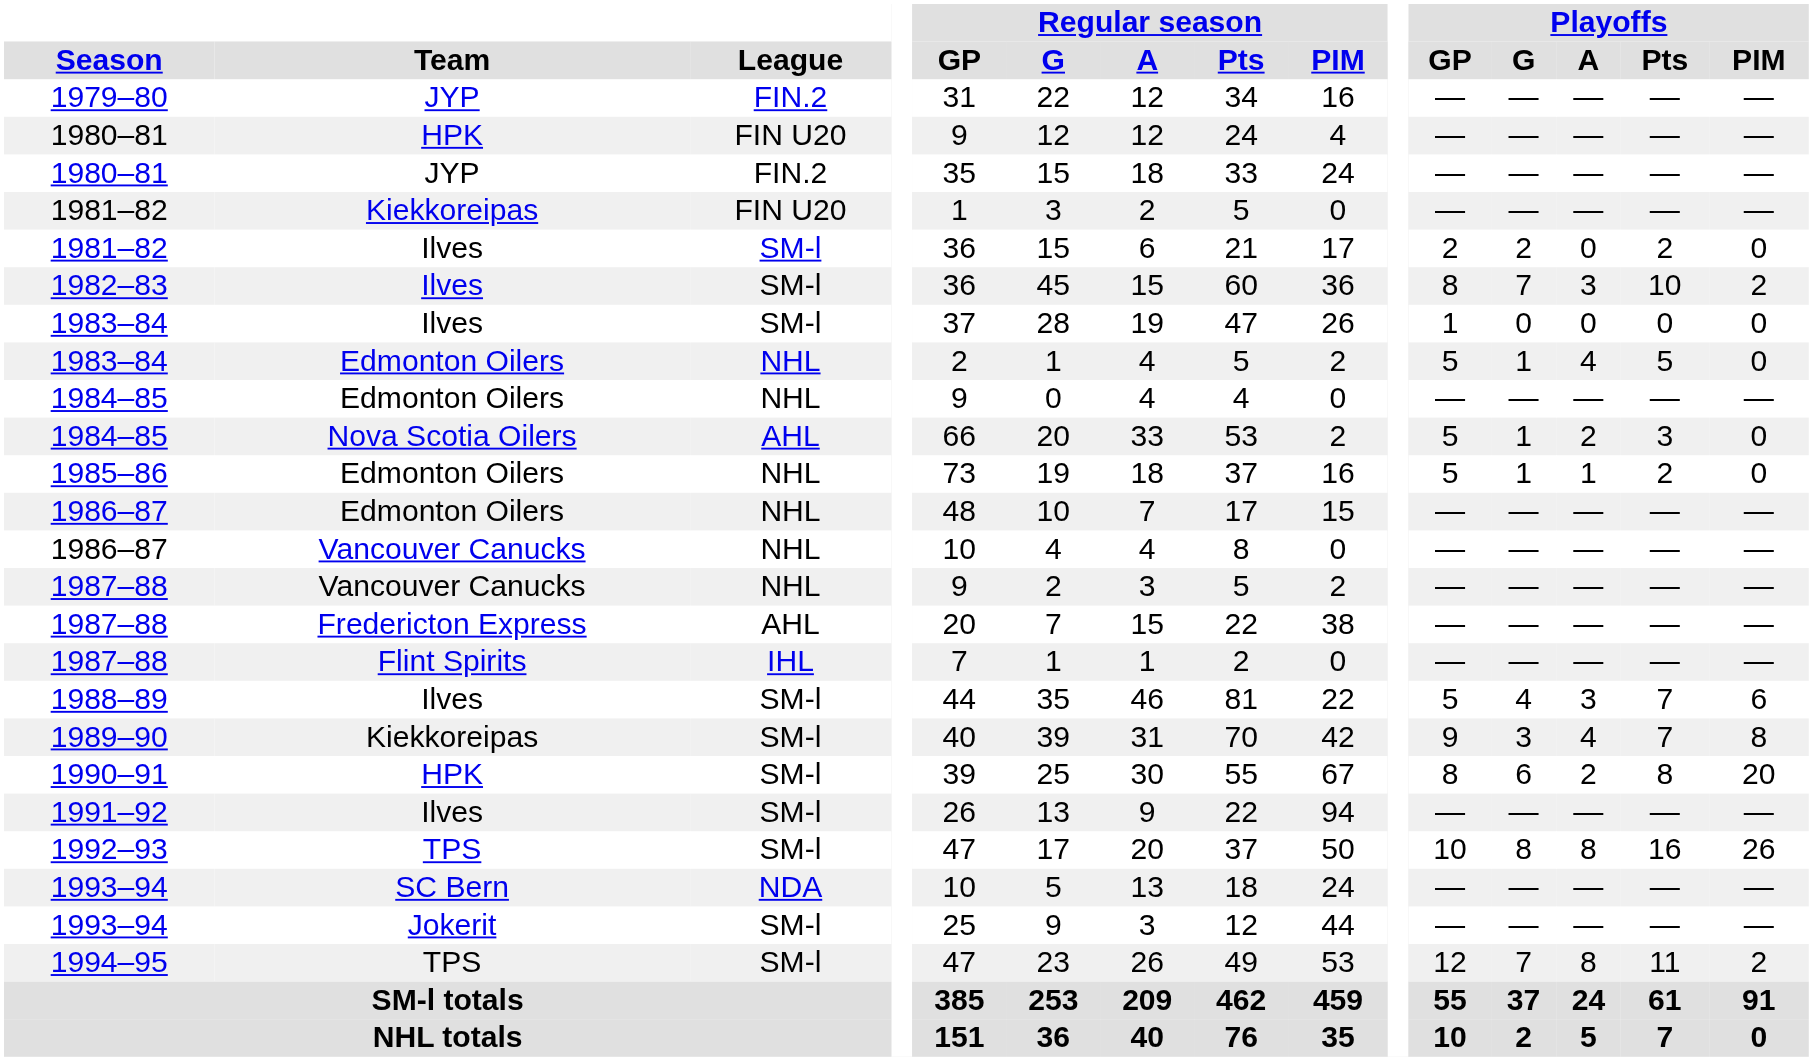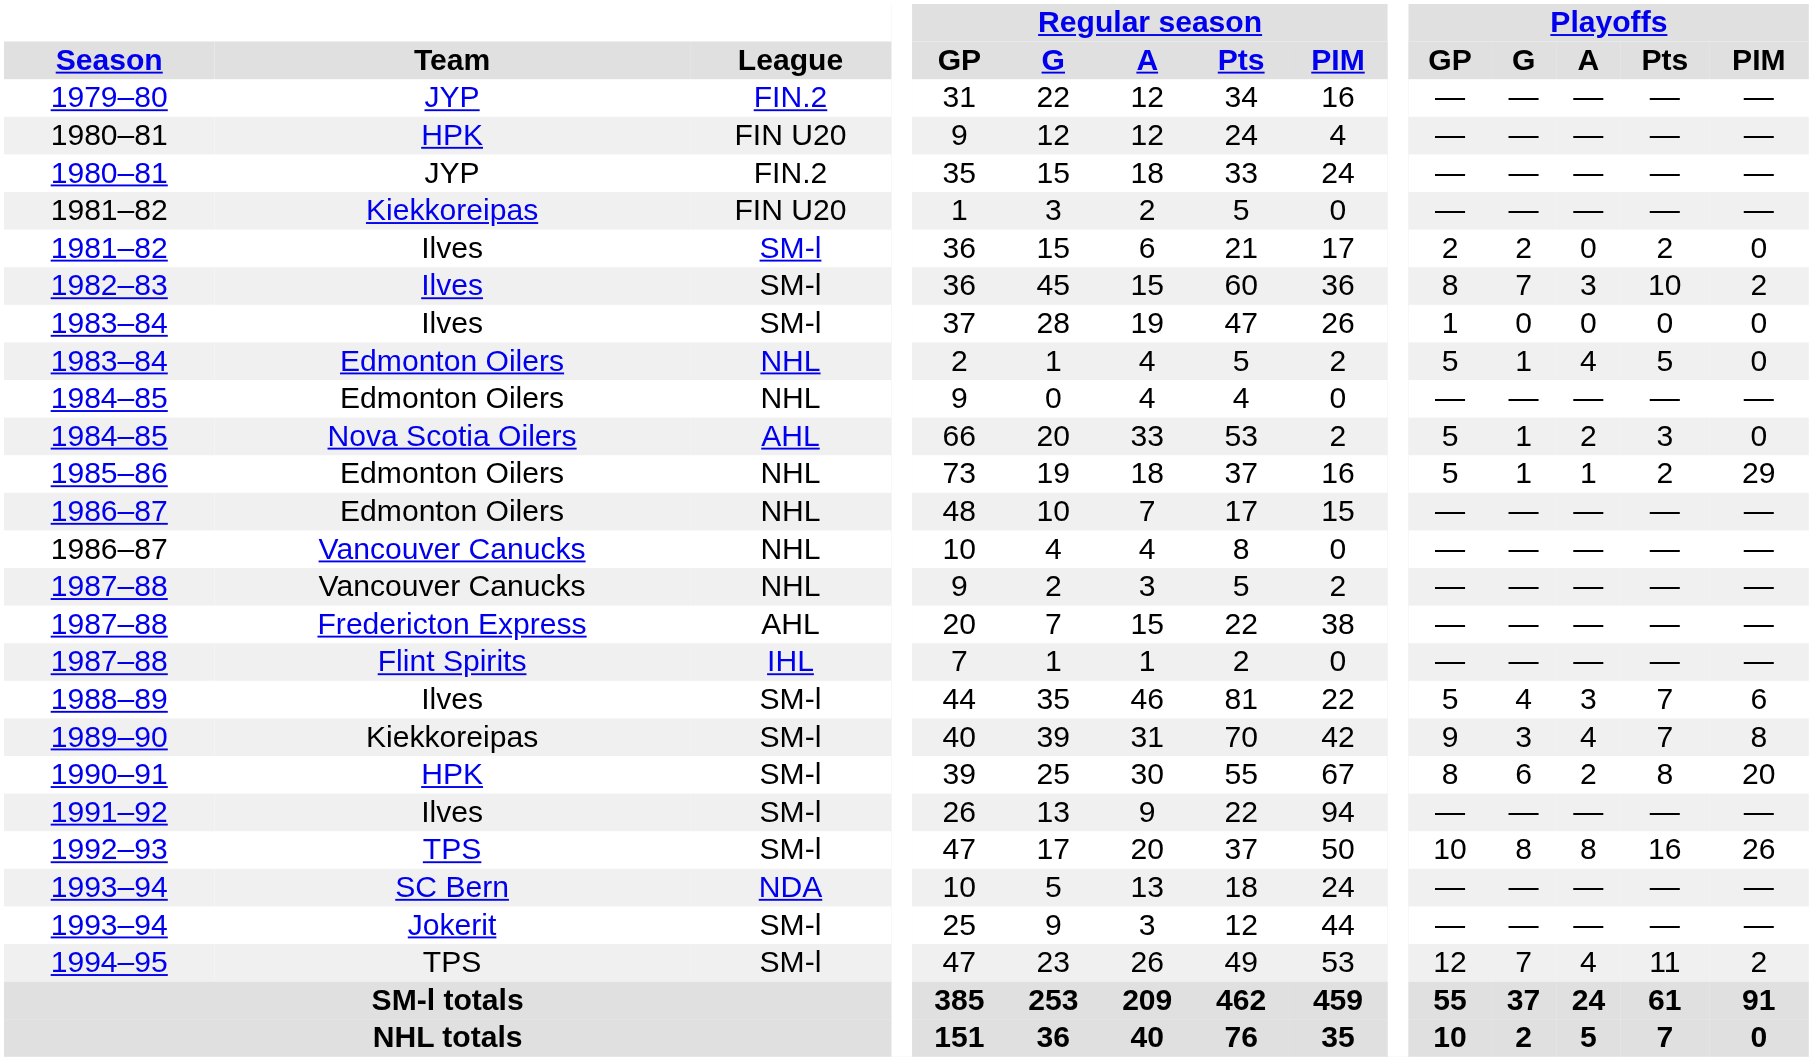(1759, 473) 0 -> (1759, 473) 29
(1588, 962) 8 -> (1588, 962) 4
